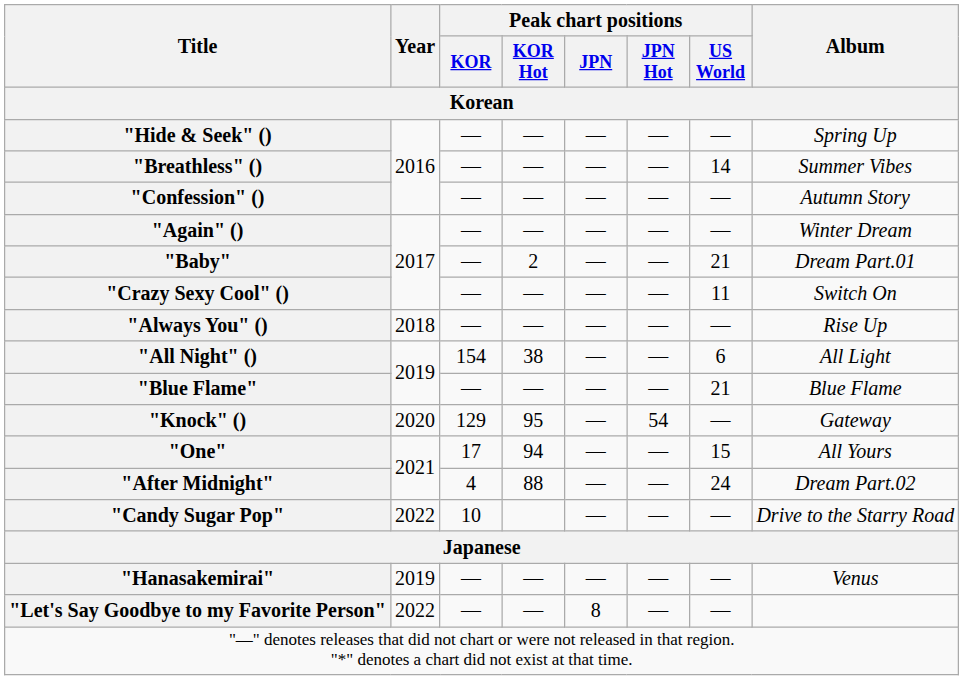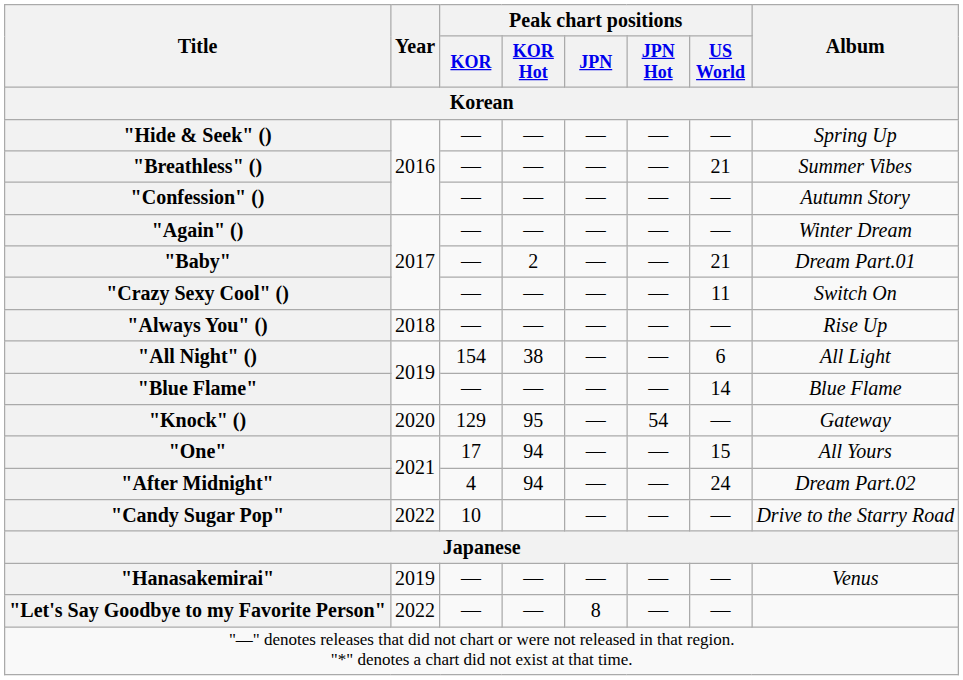(721, 166) 14 -> (721, 166) 21
(721, 388) 21 -> (721, 388) 14
(533, 483) 88 -> (533, 483) 94
